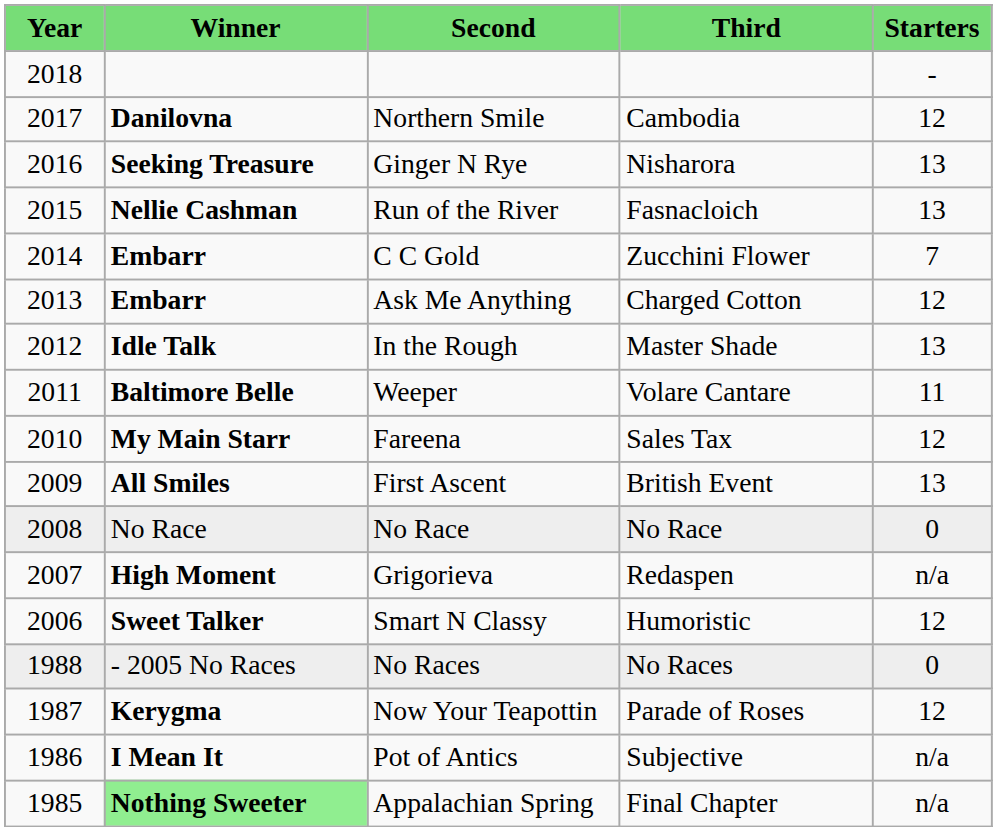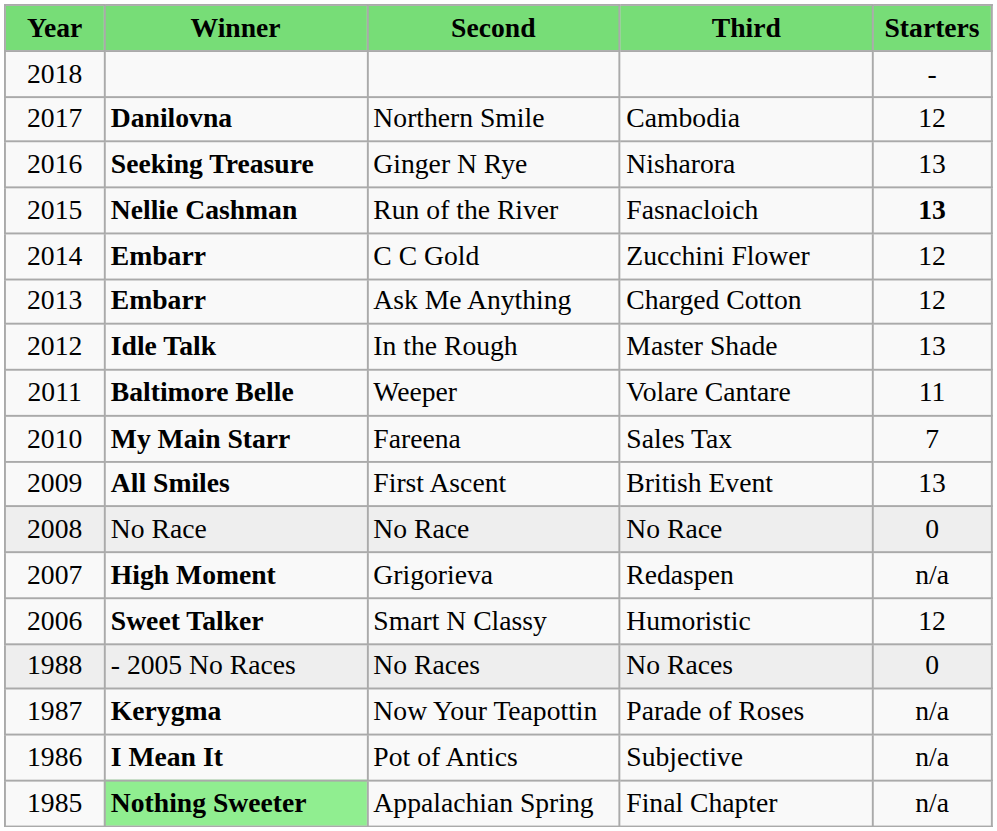(932, 210) normal -> (932, 210) bold
(932, 255) 7 -> (932, 255) 12
(932, 438) 12 -> (932, 438) 7
(932, 711) 12 -> (932, 711) n/a
